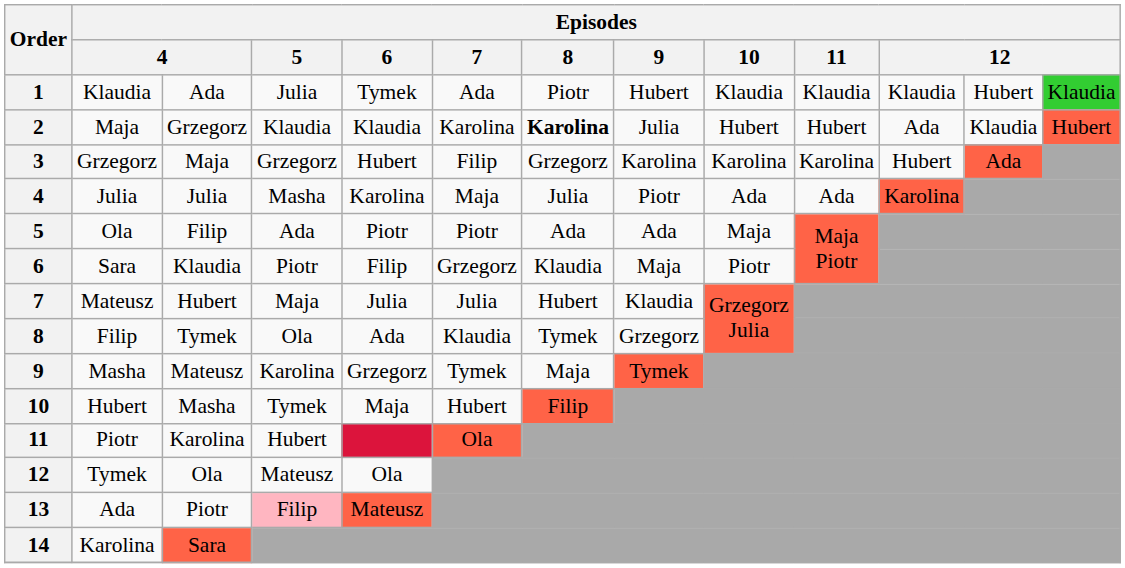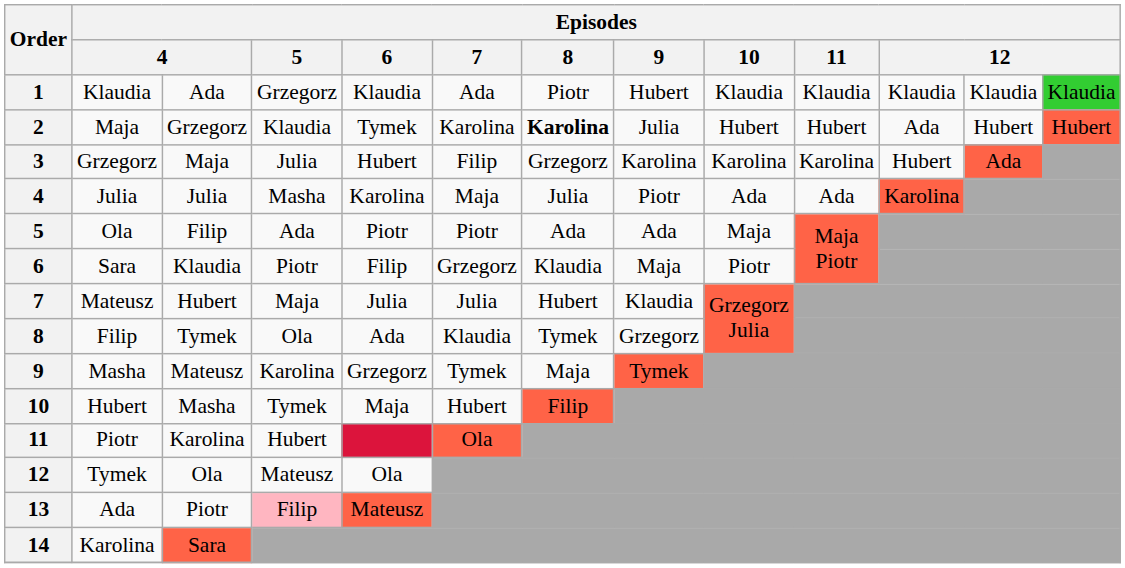(297, 91) Julia -> (297, 91) Grzegorz
(387, 91) Tymek -> (387, 91) Klaudia
(1003, 91) Hubert -> (1003, 91) Klaudia
(387, 126) Klaudia -> (387, 126) Tymek
(1003, 126) Klaudia -> (1003, 126) Hubert
(297, 161) Grzegorz -> (297, 161) Julia
